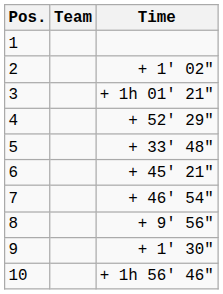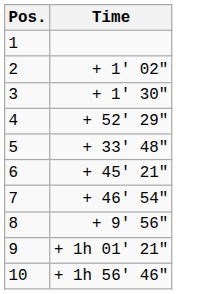- column: (73, 18)
(157, 95) + 1h 01' 21" -> (130, 95) + 1' 30"
(176, 250) + 1' 30" -> (111, 250) + 1h 01' 21"
